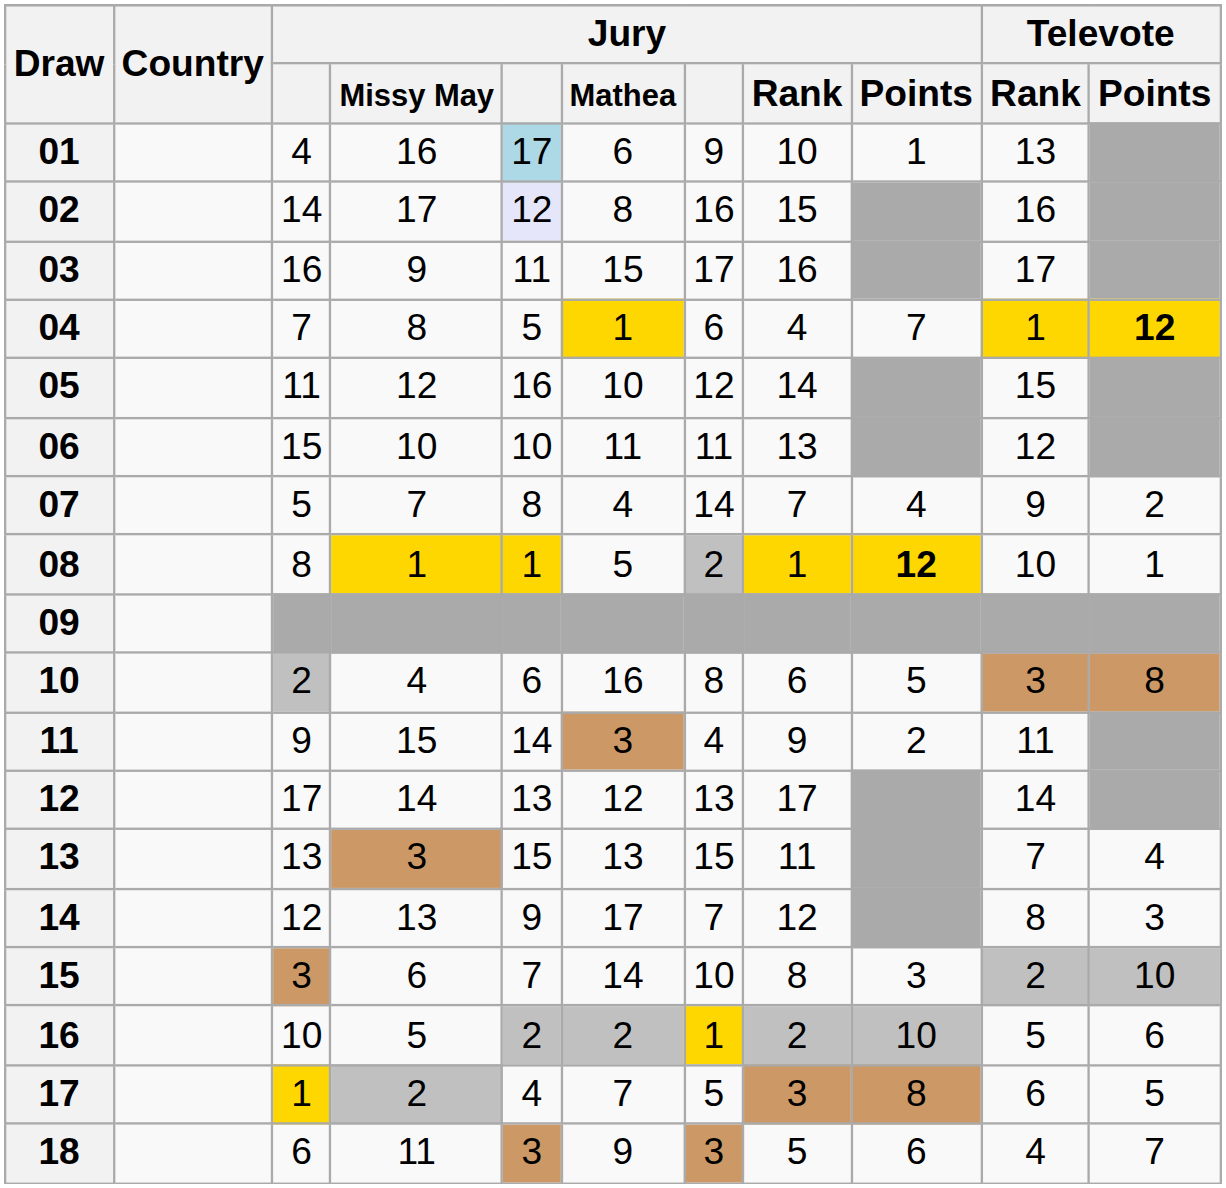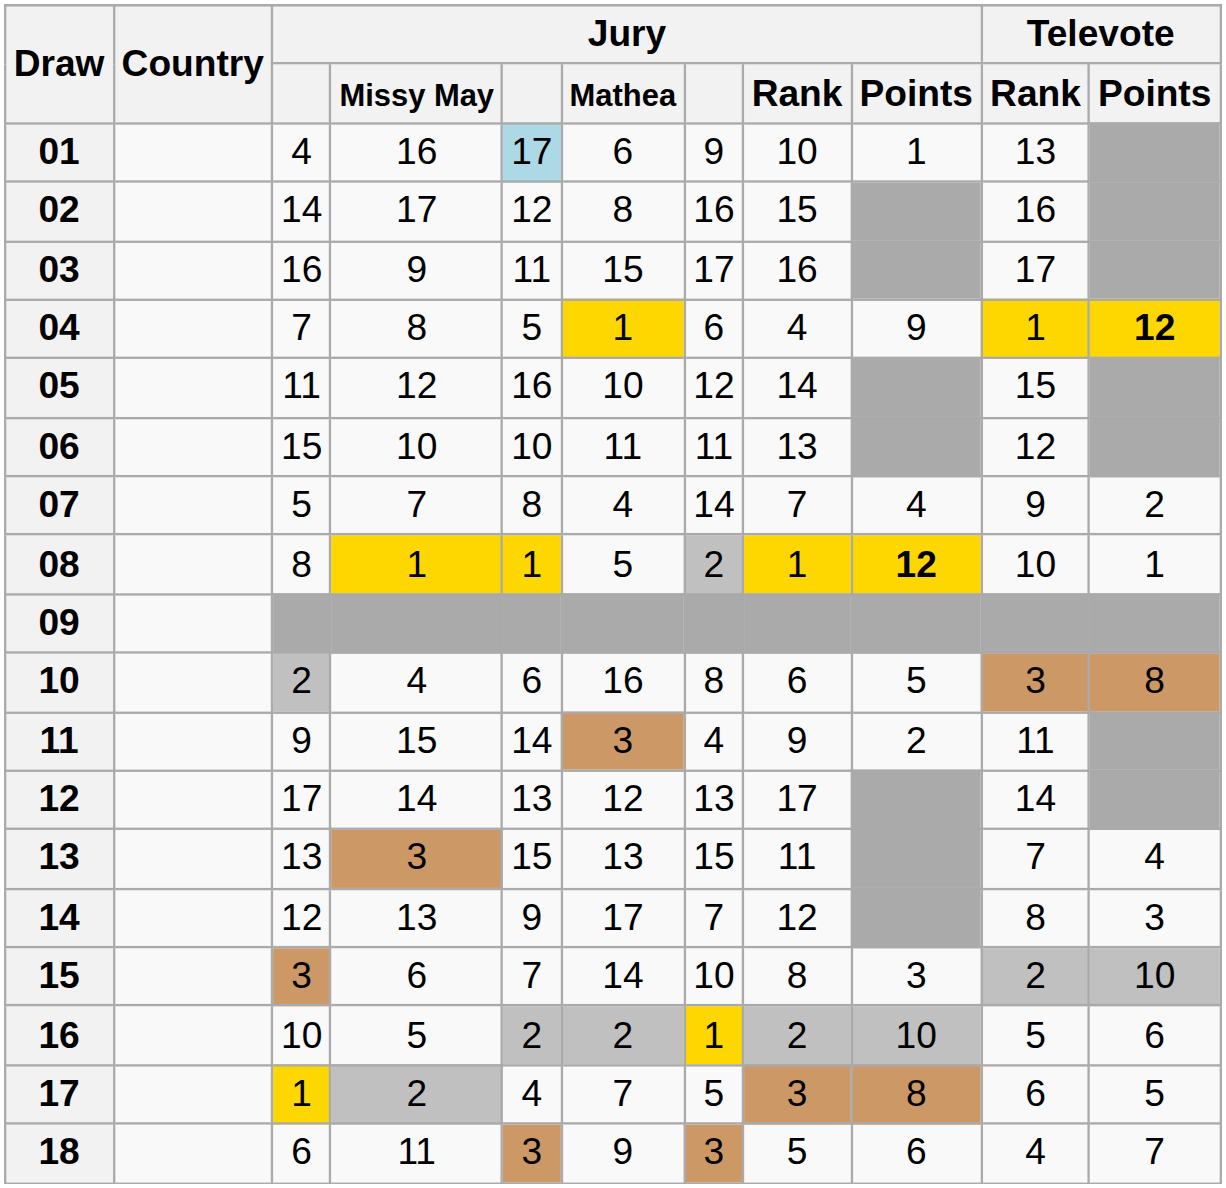(532, 210) lavender background -> (532, 210) no background
(916, 328) 7 -> (916, 328) 9
